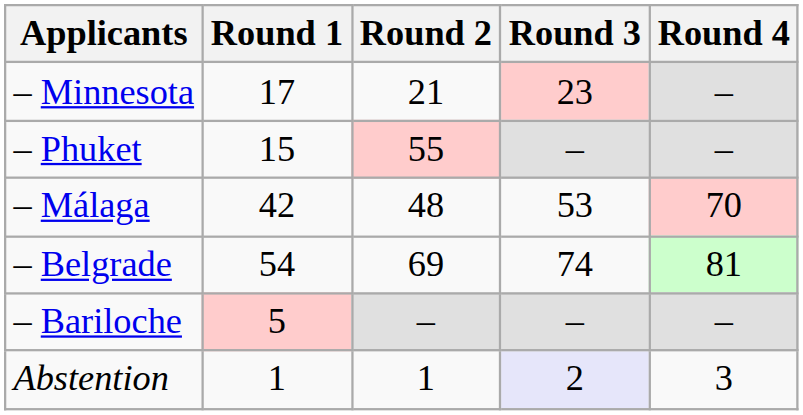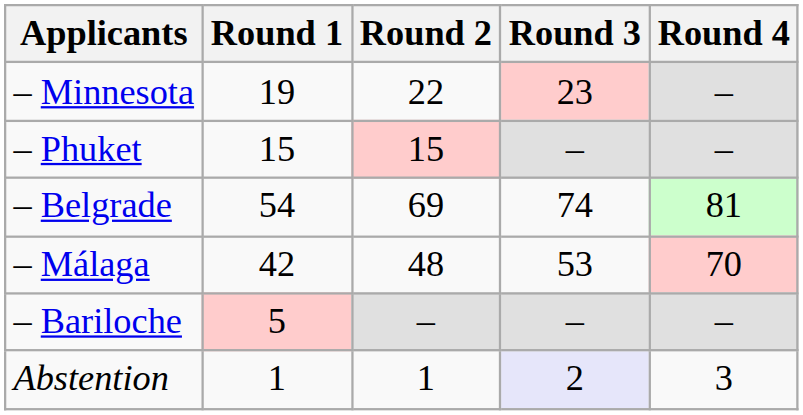(277, 90) 17 -> (277, 90) 19
(426, 90) 21 -> (426, 90) 22
(426, 148) 55 -> (426, 148) 15
rows swapped: (93, 263) <-> (82, 206)
